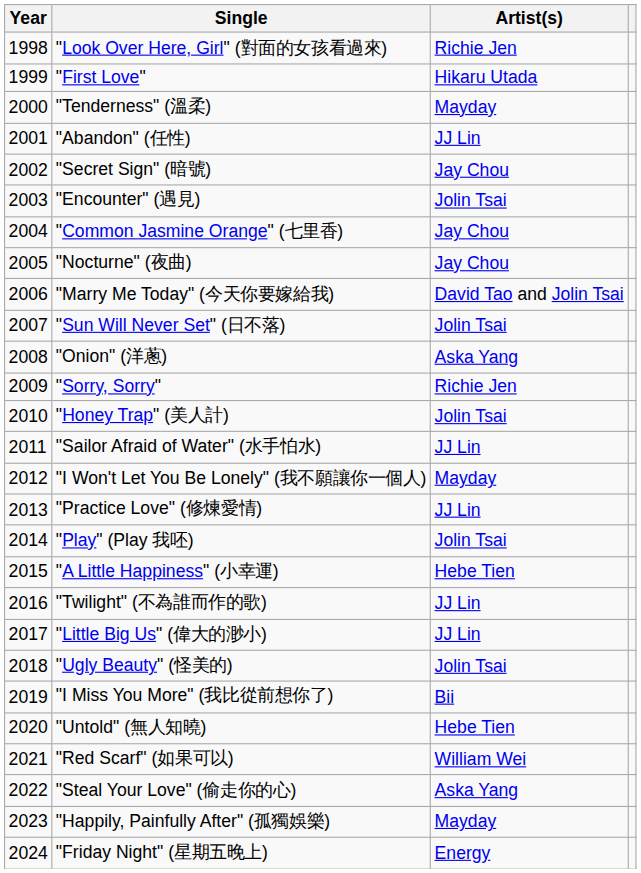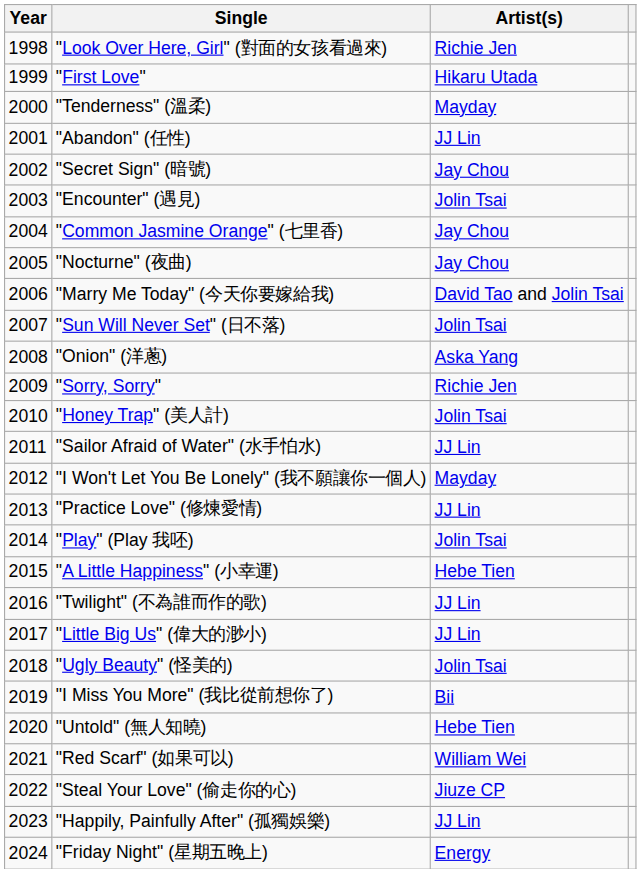(476, 790) Aska Yang -> (470, 790) Jiuze CP
(465, 821) Mayday -> (458, 821) JJ Lin
